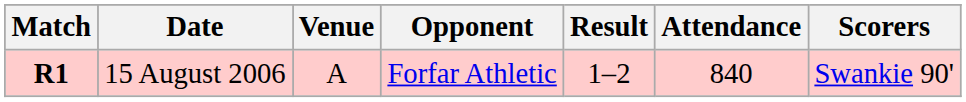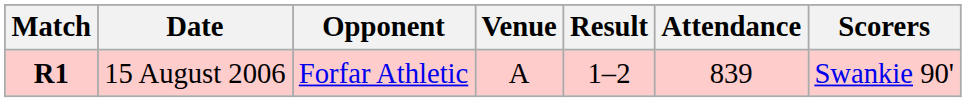columns swapped: (472, 27) <-> (337, 27)
(731, 72) 840 -> (731, 72) 839
